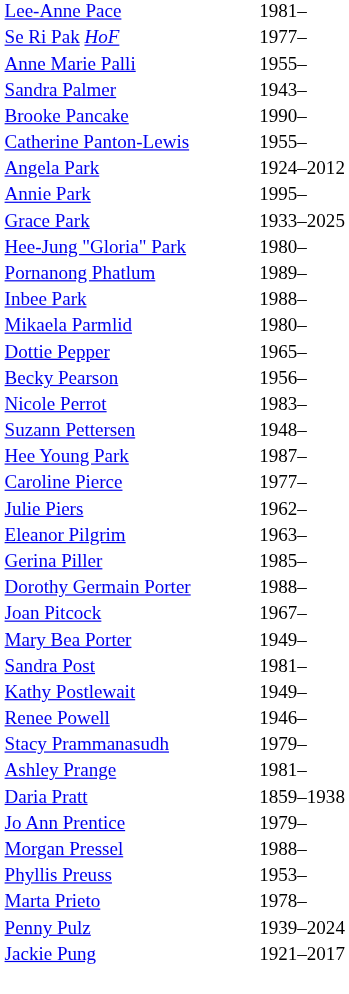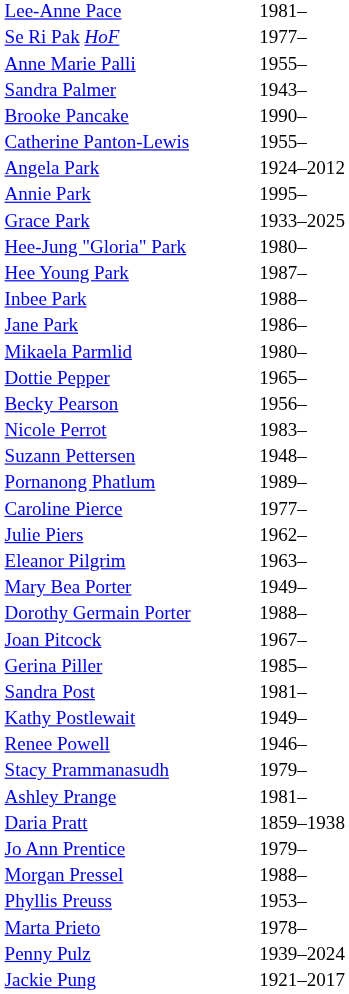rows swapped: (67, 456) <-> (80, 272)
+ row: (41, 325)
rows swapped: (53, 560) <-> (68, 639)
